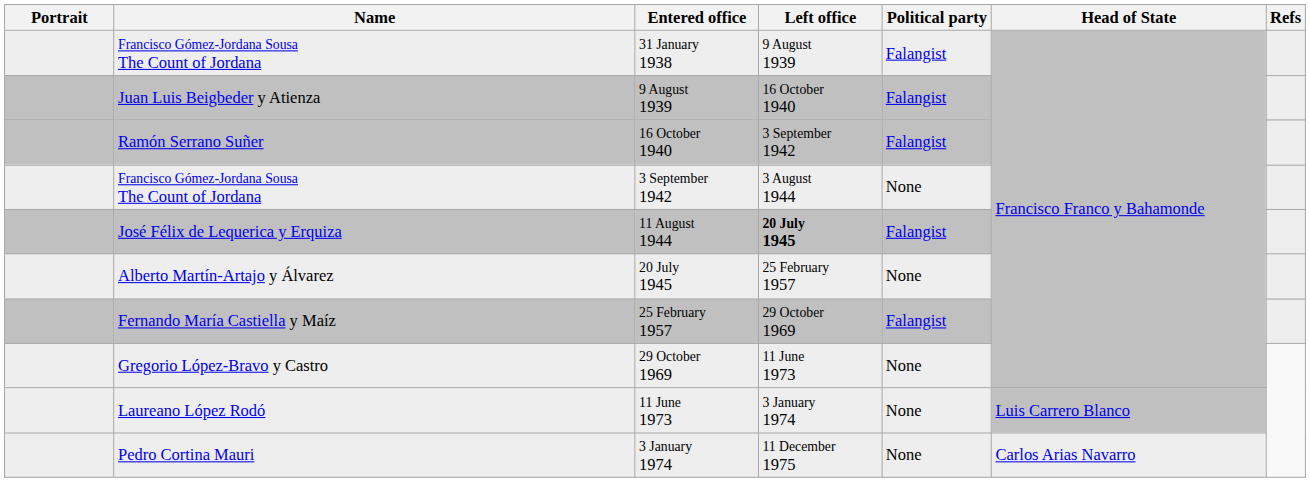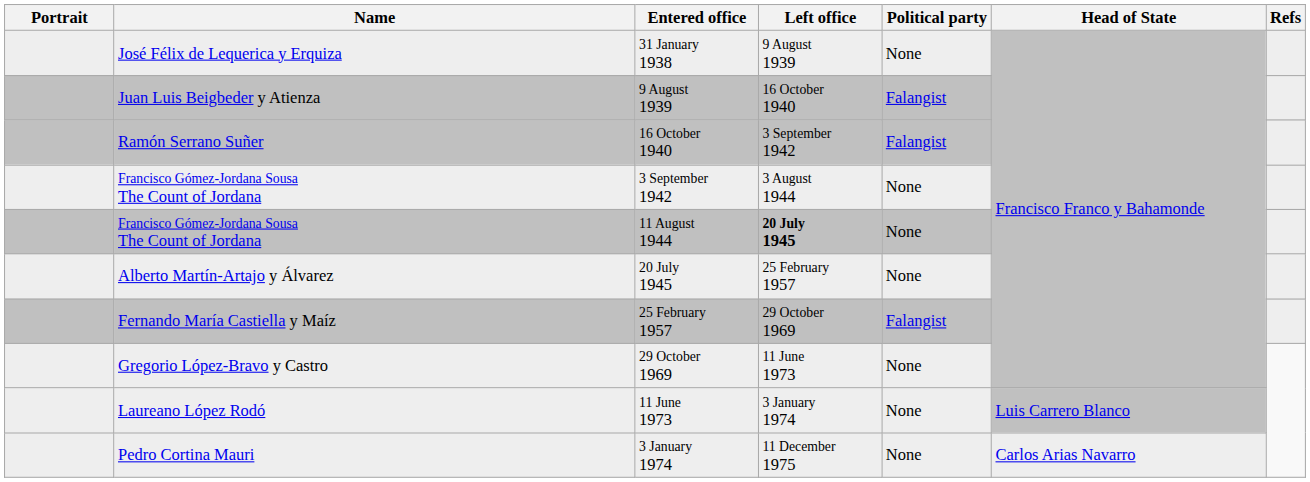(208, 52) Francisco Gómez-Jordana Sousa The Count of Jordana -> (230, 52) José Félix de Lequerica y Erquiza
(916, 52) Falangist -> (904, 52) None
(230, 231) José Félix de Lequerica y Erquiza -> (208, 231) Francisco Gómez-Jordana Sousa The Count of Jordana
(916, 231) Falangist -> (904, 231) None
